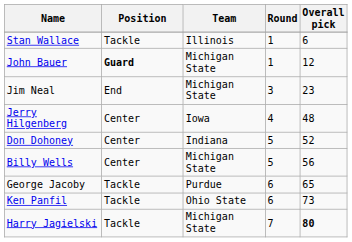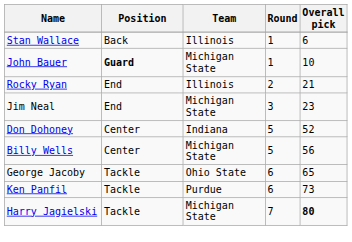(122, 40) Tackle -> (116, 40) Back
(308, 62) 12 -> (308, 62) 10
+ row: (37, 85)
- row: (37, 118)
(204, 184) Purdue -> (216, 173) Ohio State
(216, 201) Ohio State -> (204, 189) Purdue
